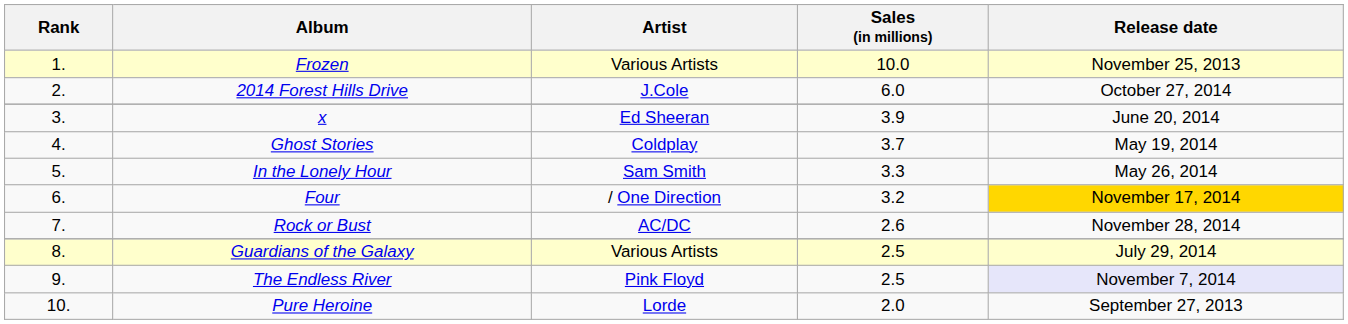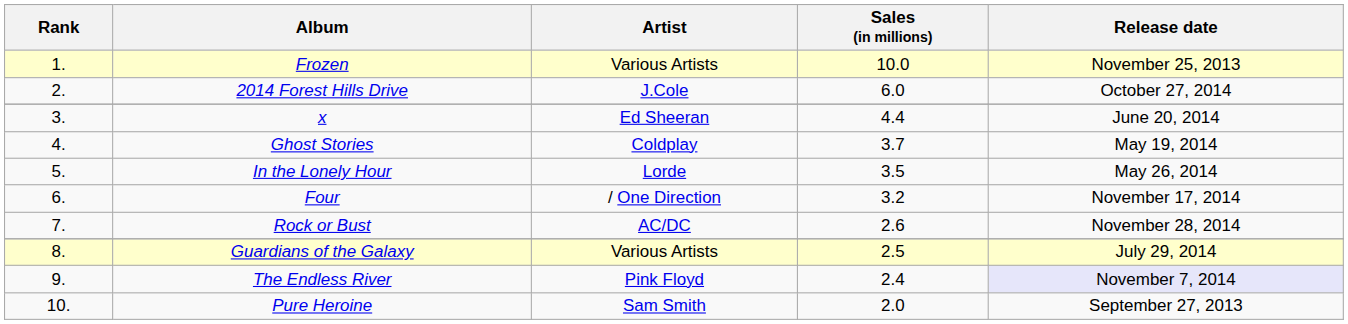(893, 117) 3.9 -> (893, 117) 4.4
(664, 171) Sam Smith -> (664, 171) Lorde
(893, 171) 3.3 -> (893, 171) 3.5
(1166, 198) gold background -> (1166, 198) no background
(893, 279) 2.5 -> (893, 279) 2.4
(664, 306) Lorde -> (664, 306) Sam Smith
